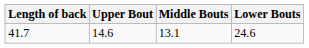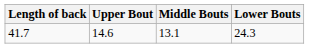(245, 33) 24.6 -> (245, 33) 24.3
